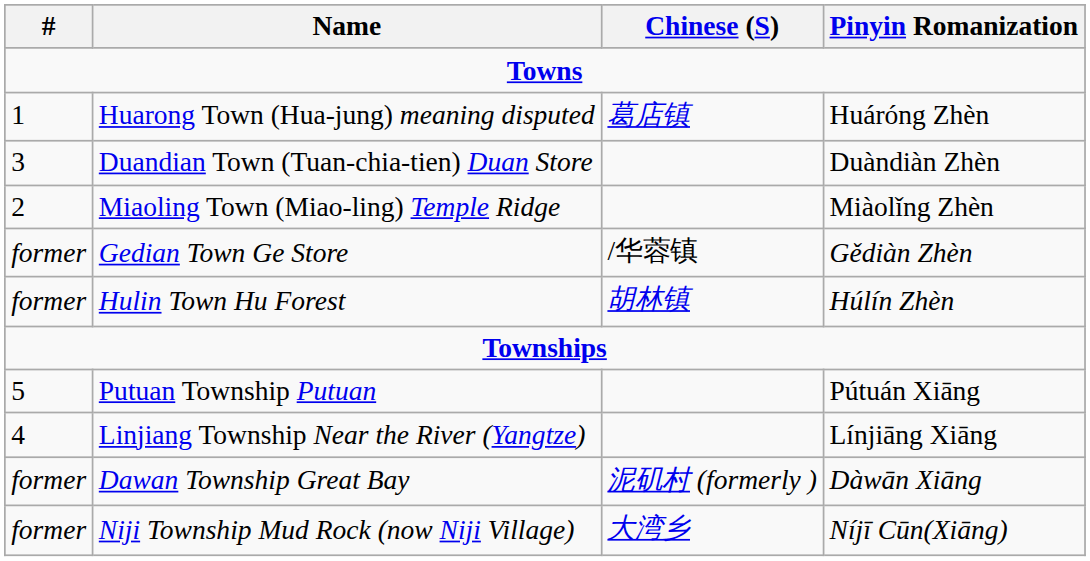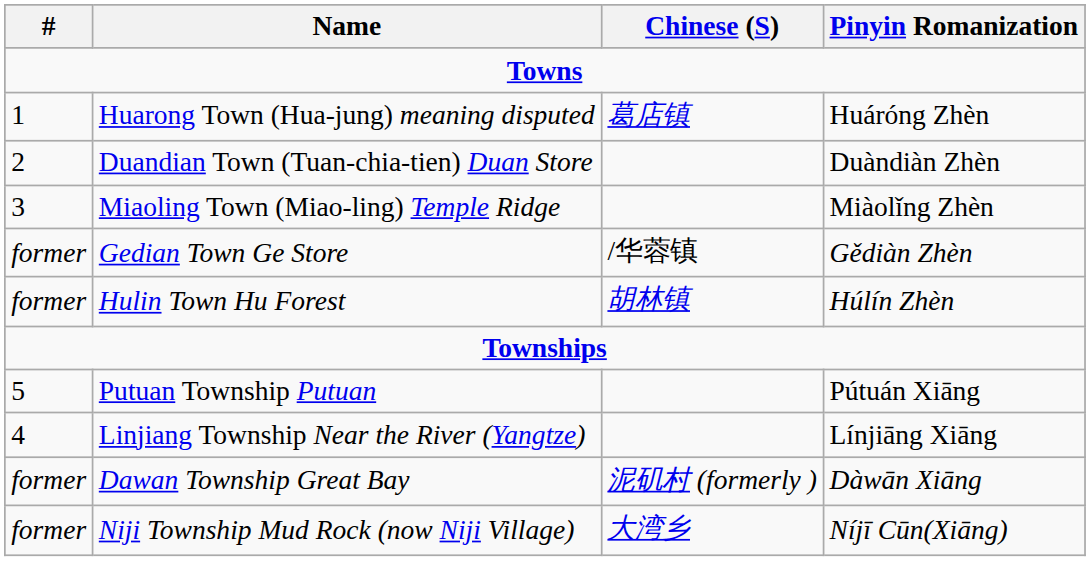(18, 162) 3 -> (18, 162) 2
(18, 206) 2 -> (18, 206) 3
